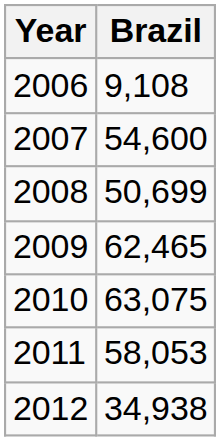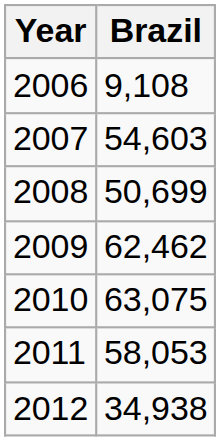(156, 138) 54,600 -> (156, 138) 54,603
(156, 246) 62,465 -> (156, 246) 62,462
